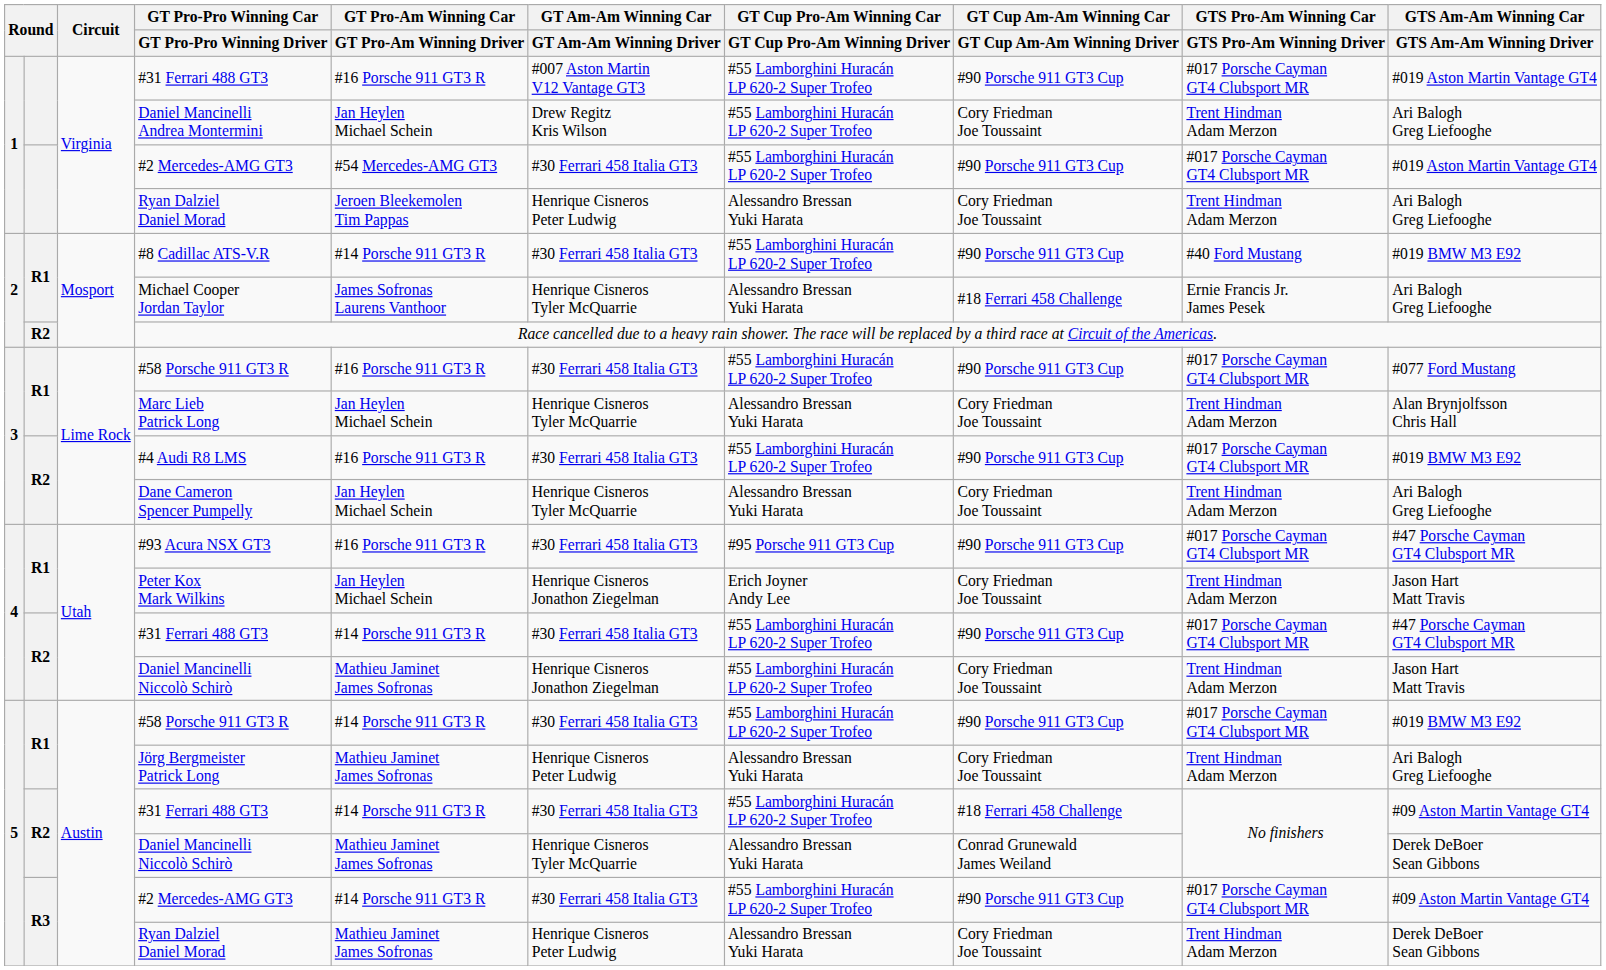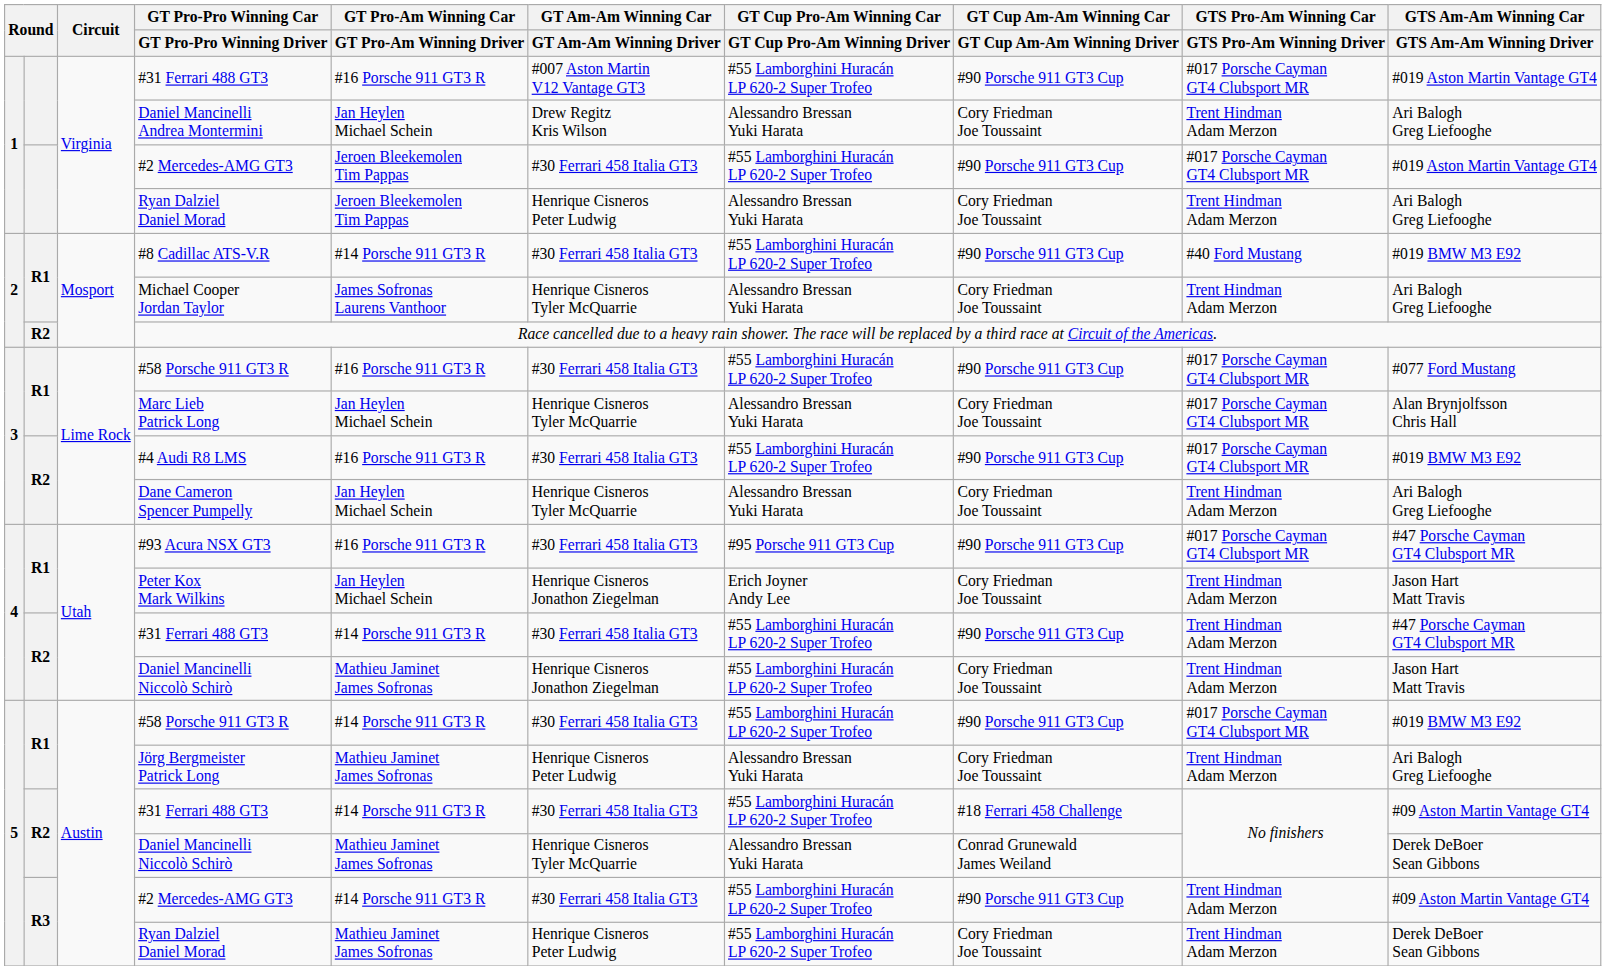(811, 122) #55 Lamborghini Huracán LP 620-2 Super Trofeo -> (790, 122) Alessandro Bressan Yuki Harata
(416, 166) #54 Mercedes-AMG GT3 -> (398, 166) Jeroen Bleekemolen Tim Pappas
(1040, 298) #18 Ferrari 458 Challenge -> (1005, 298) Cory Friedman Joe Toussaint
(1237, 298) Ernie Francis Jr. James Pesek -> (1234, 298) Trent Hindman Adam Merzon
(1234, 413) Trent Hindman Adam Merzon -> (1257, 413) #017 Porsche Cayman GT4 Clubsport MR
(1257, 634) #017 Porsche Cayman GT4 Clubsport MR -> (1234, 634) Trent Hindman Adam Merzon
(1257, 899) #017 Porsche Cayman GT4 Clubsport MR -> (1234, 899) Trent Hindman Adam Merzon
(790, 943) Alessandro Bressan Yuki Harata -> (811, 943) #55 Lamborghini Huracán LP 620-2 Super Trofeo
